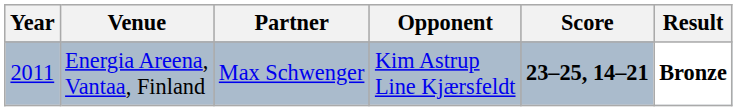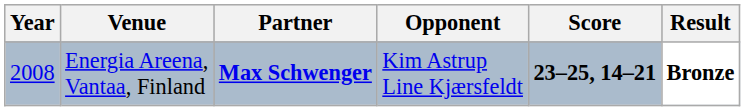(32, 73) 2011 -> (32, 73) 2008
(292, 73) normal -> (295, 73) bold
